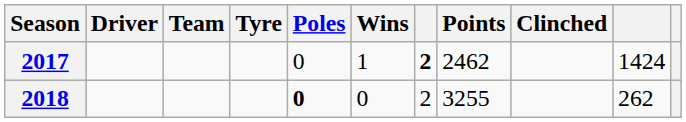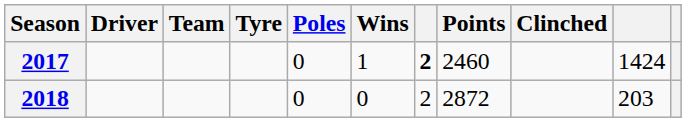(466, 60) 2462 -> (466, 60) 2460
(299, 98) bold -> (299, 98) normal
(466, 98) 3255 -> (466, 98) 2872
(636, 98) 262 -> (636, 98) 203
